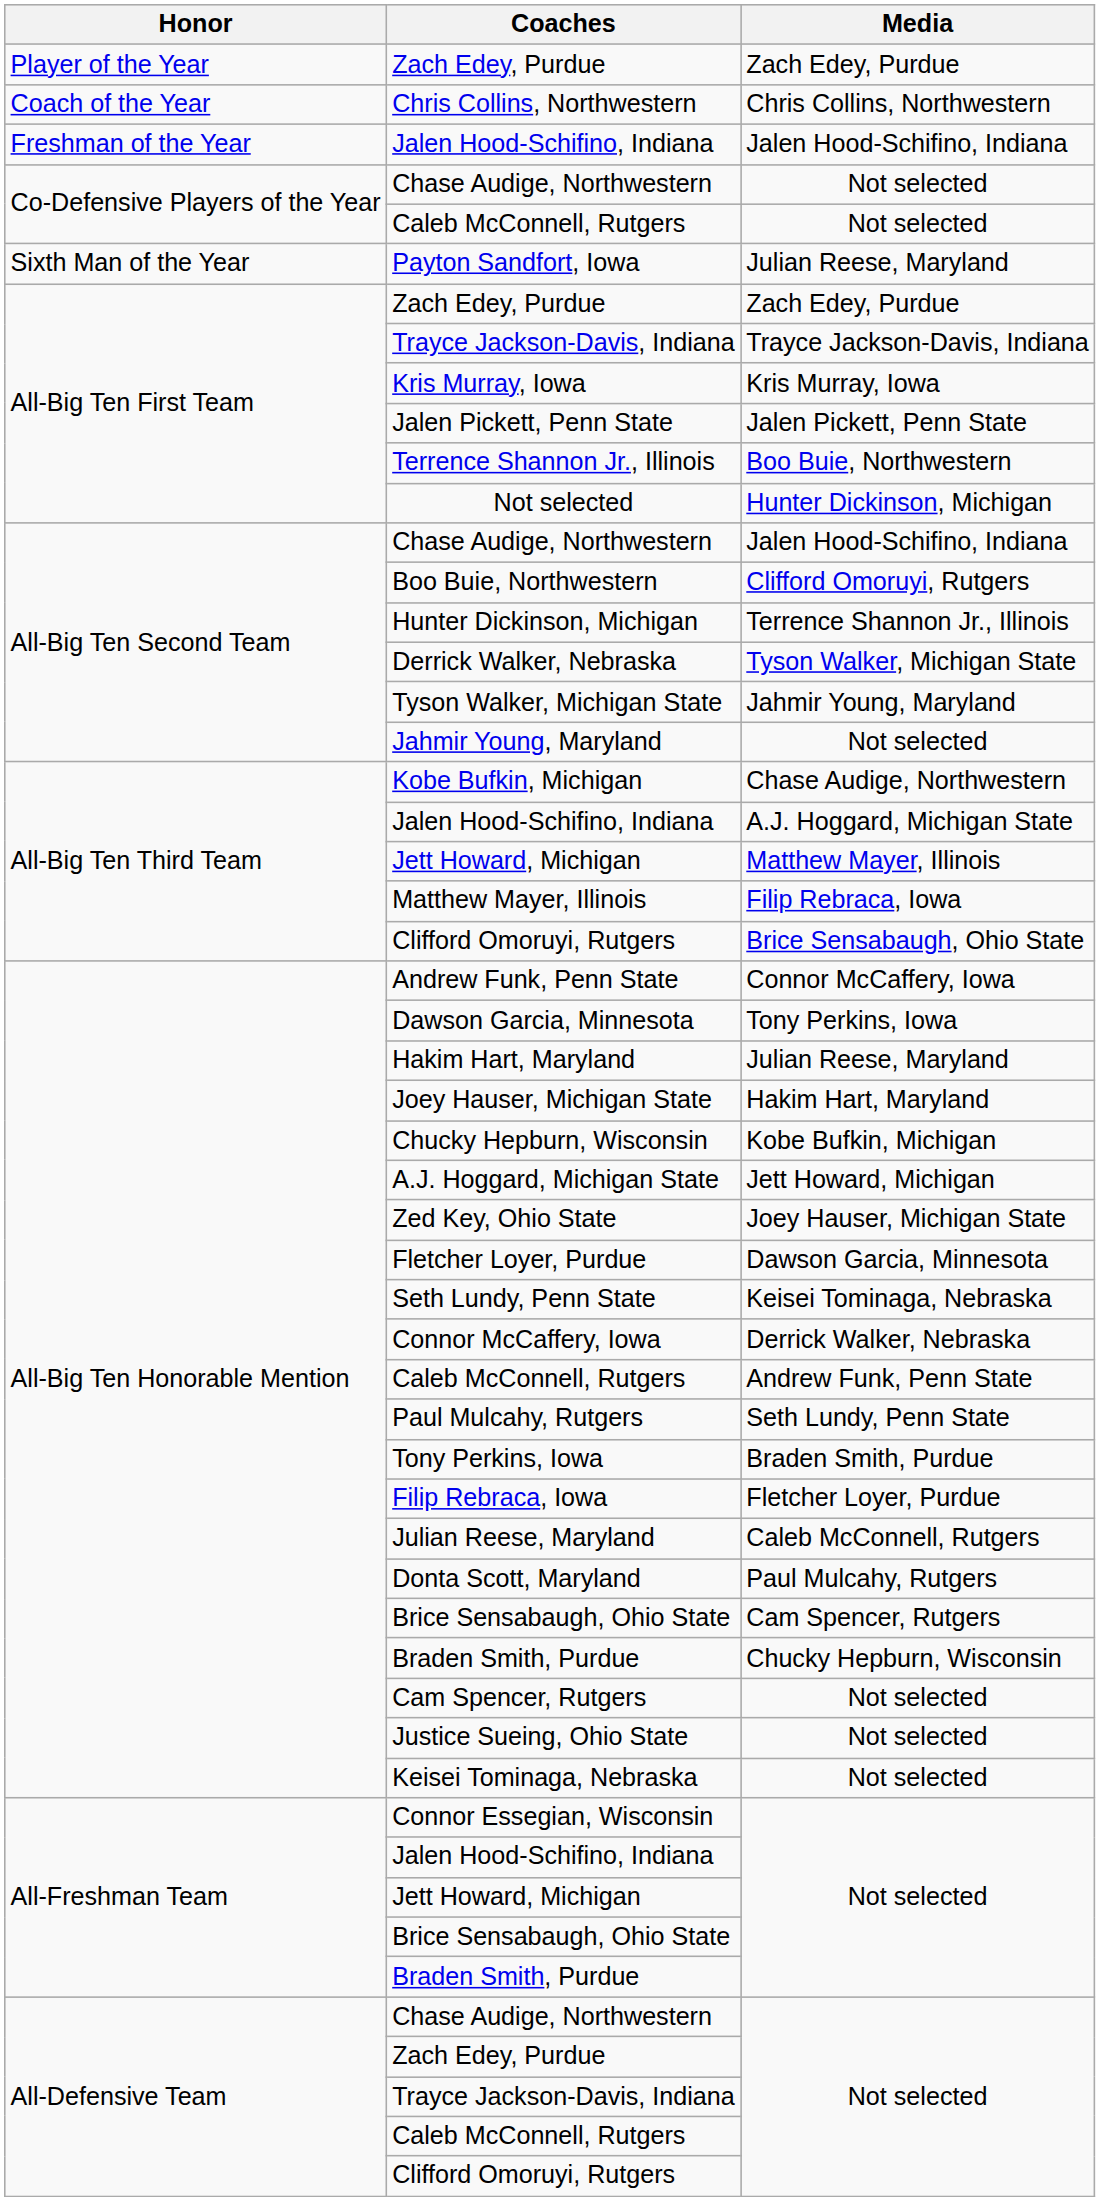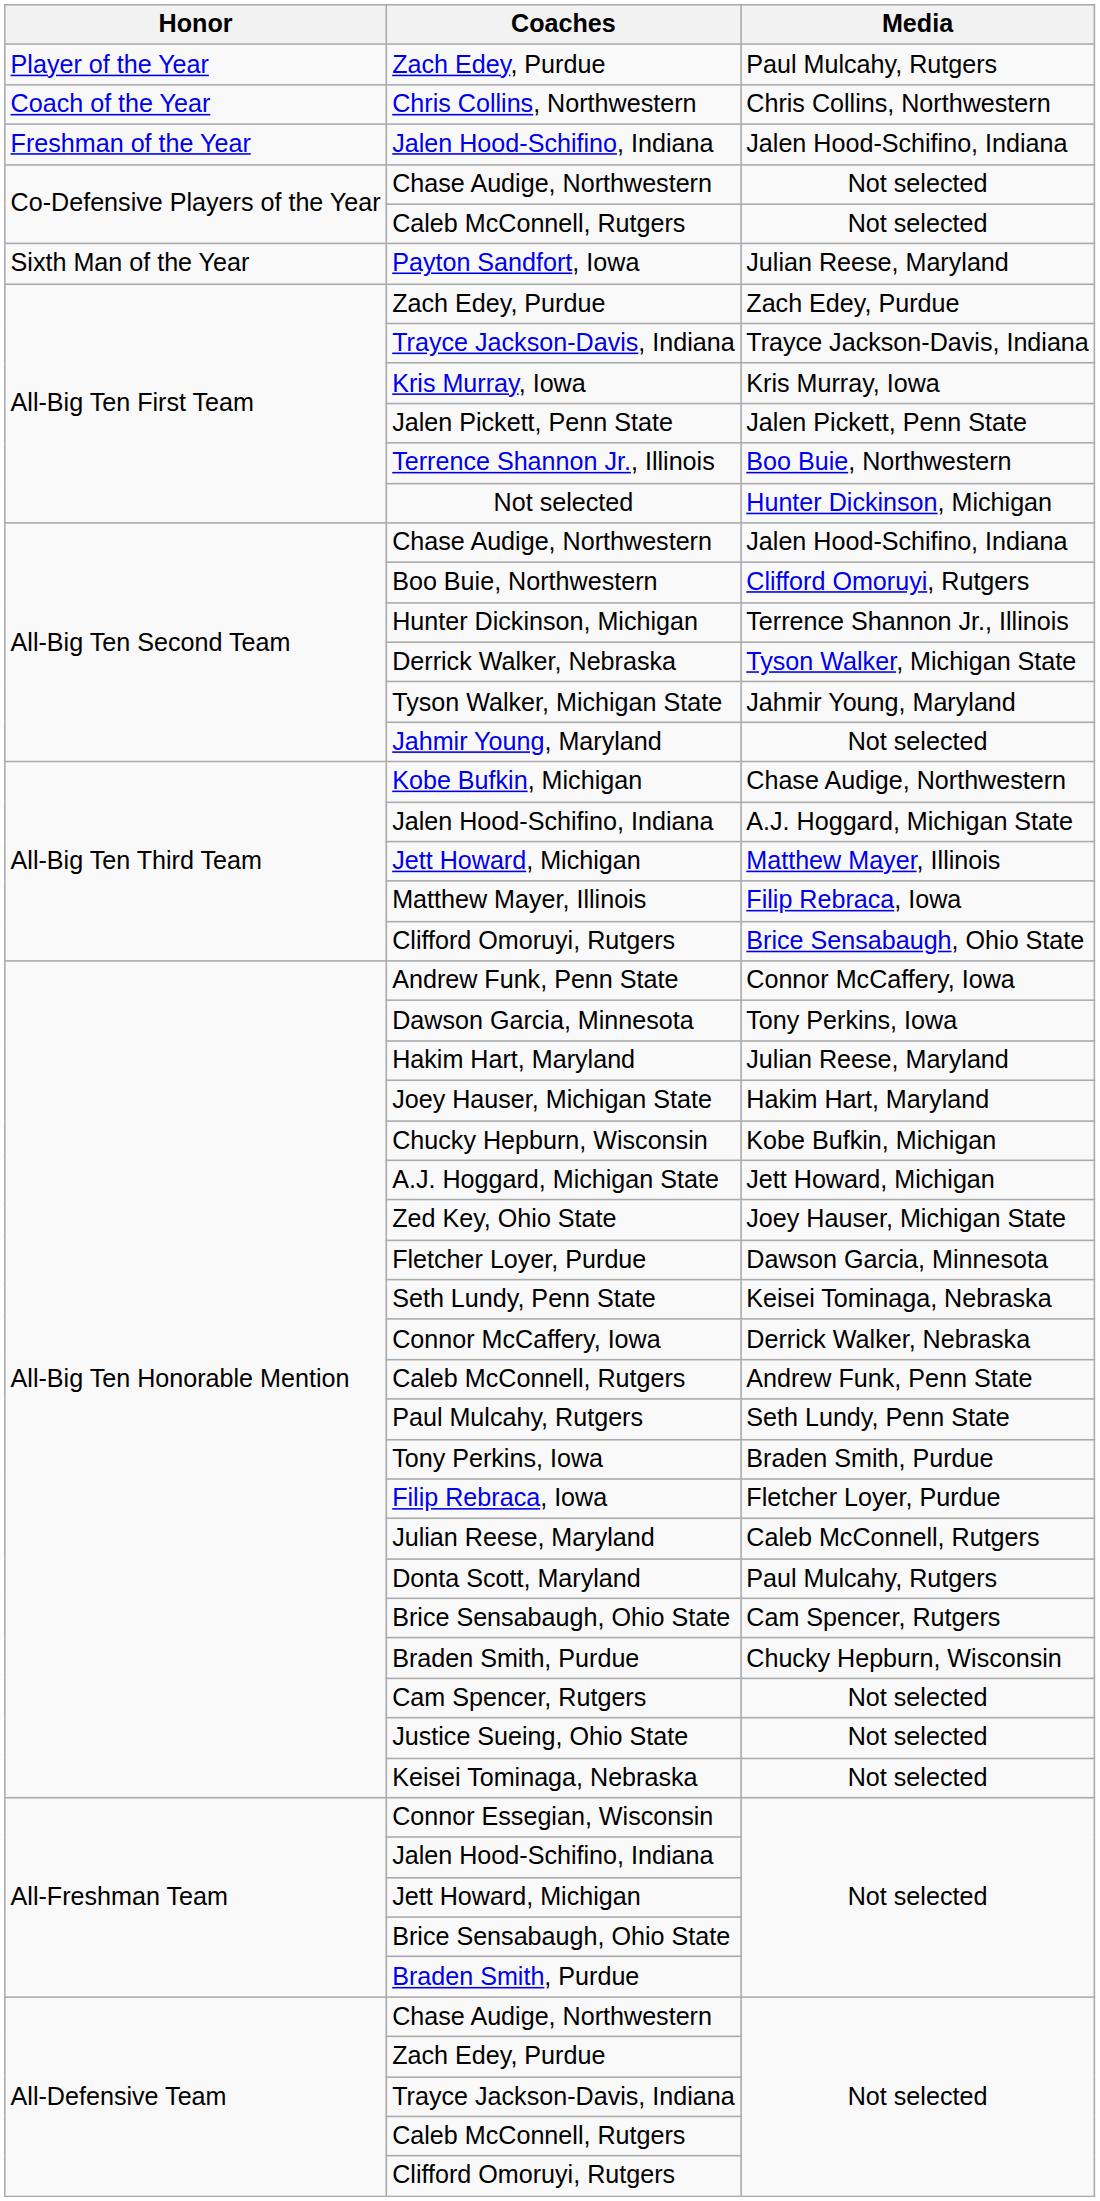(853, 64) Zach Edey, Purdue -> (872, 64) Paul Mulcahy, Rutgers
